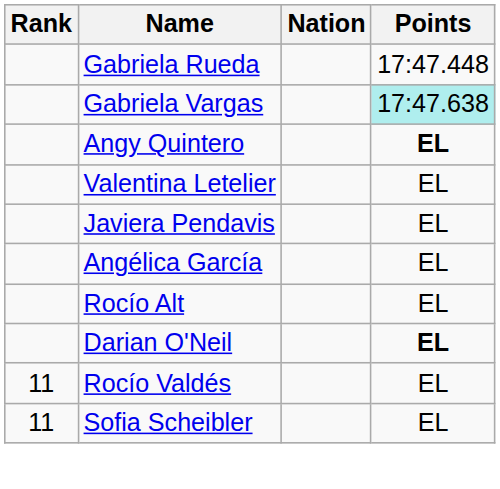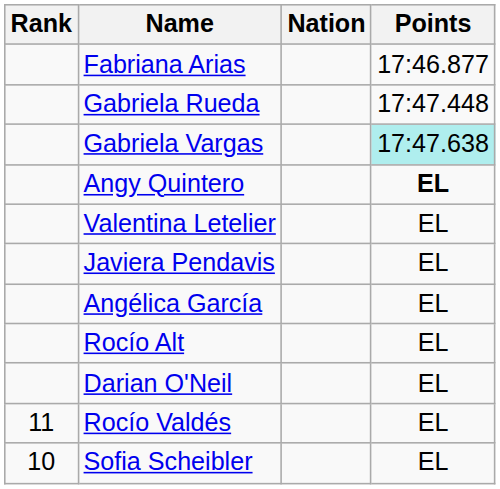+ row: (165, 64)
(433, 343) bold -> (433, 382) normal
(41, 422) 11 -> (41, 462) 10
